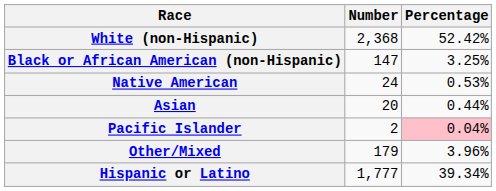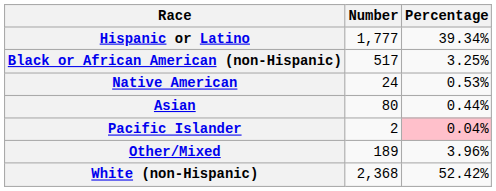rows swapped: (175, 39) <-> (175, 175)
(386, 61) 147 -> (386, 61) 517
(390, 107) 20 -> (390, 107) 80
(386, 152) 179 -> (386, 152) 189
